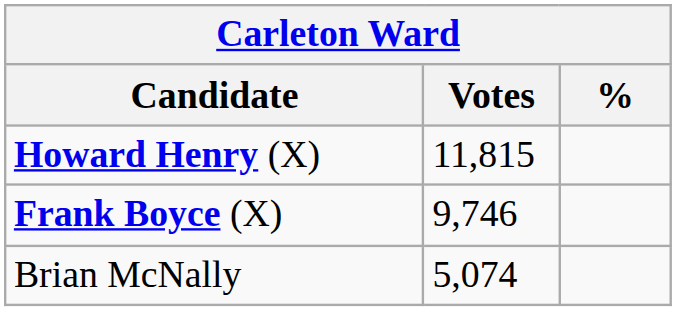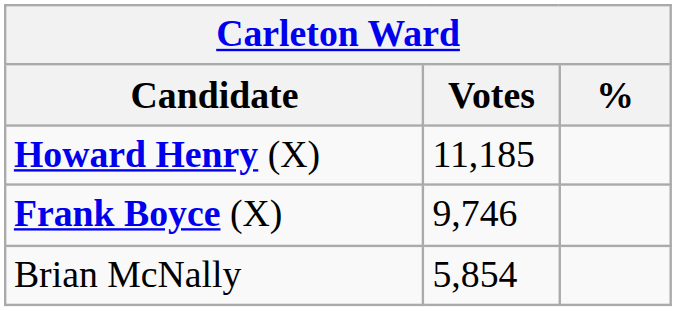(484, 154) 11,815 -> (484, 154) 11,185
(475, 273) 5,074 -> (475, 273) 5,854
